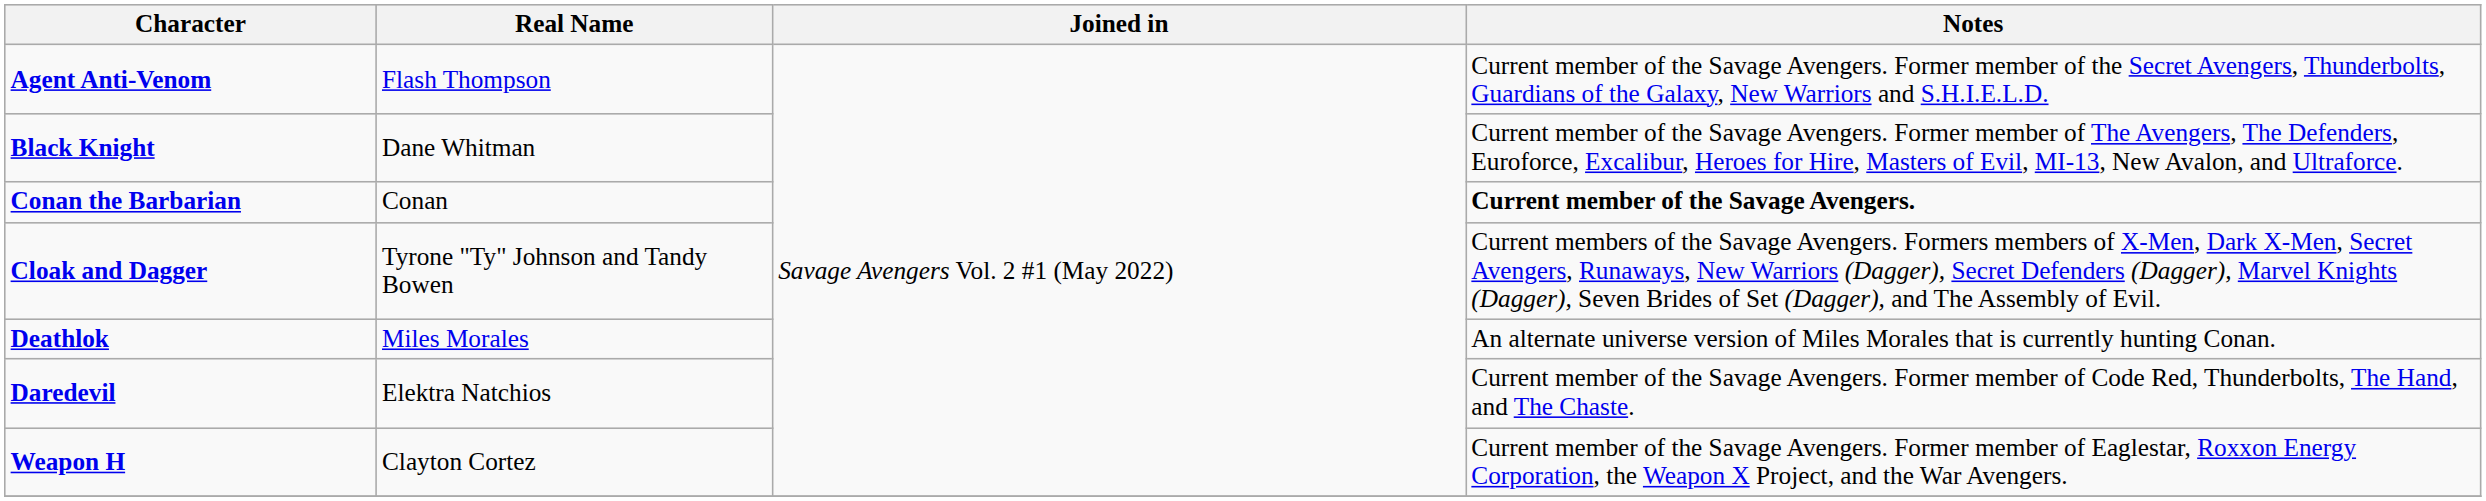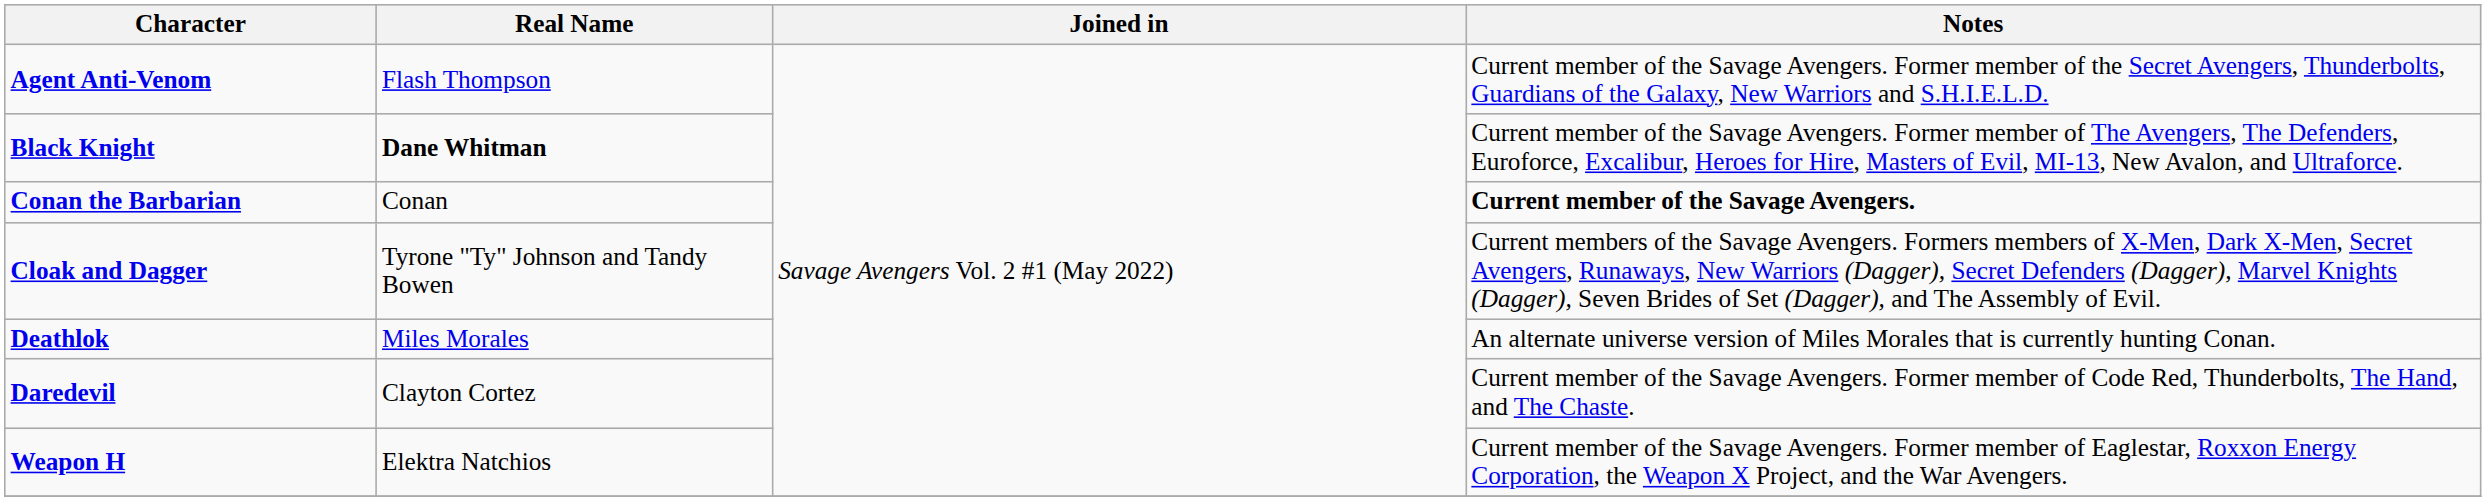(459, 147) normal -> (464, 147) bold
(467, 393) Elektra Natchios -> (459, 393) Clayton Cortez
(459, 461) Clayton Cortez -> (467, 461) Elektra Natchios
